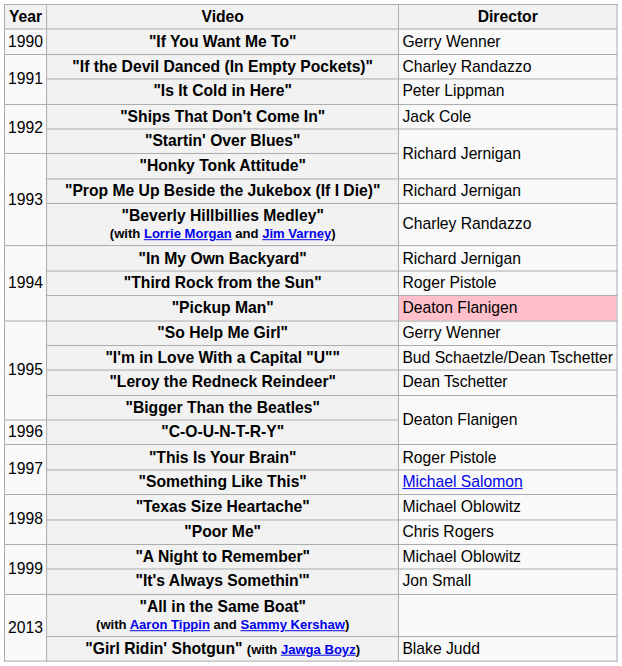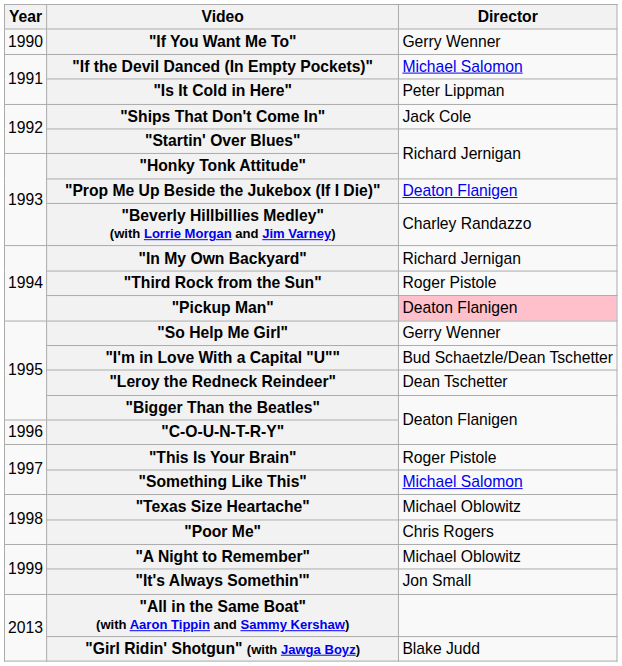(467, 66) Charley Randazzo -> (463, 66) Michael Salomon
(462, 191) Richard Jernigan -> (460, 191) Deaton Flanigen
